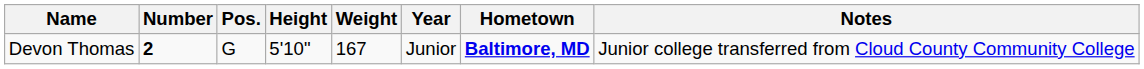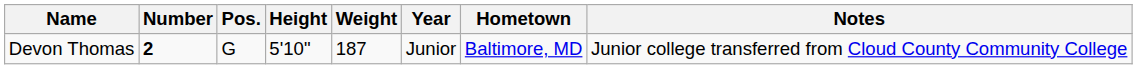(351, 48) 167 -> (351, 48) 187
(527, 48) bold -> (524, 48) normal
